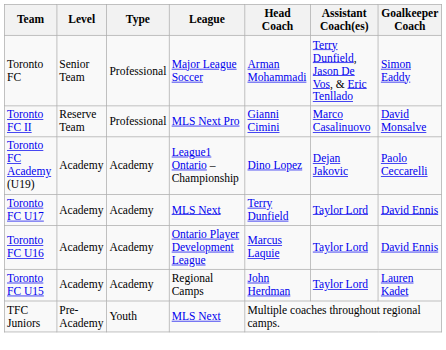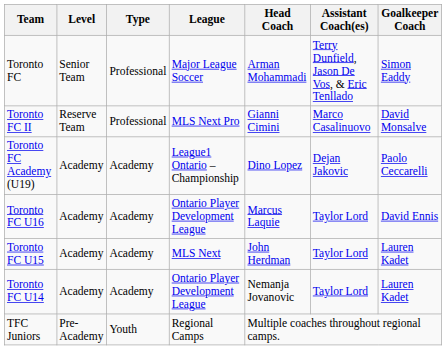- row: (25, 209)
(192, 285) Regional Camps -> (196, 254) MLS Next
+ row: (25, 291)
(196, 316) MLS Next -> (192, 329) Regional Camps
